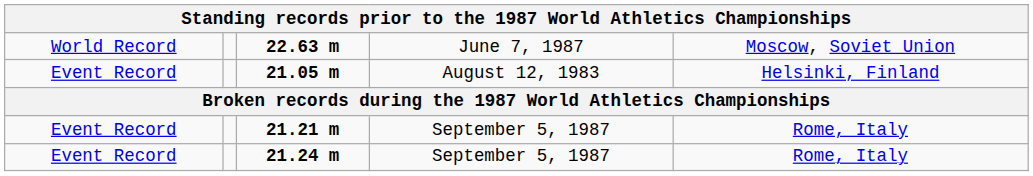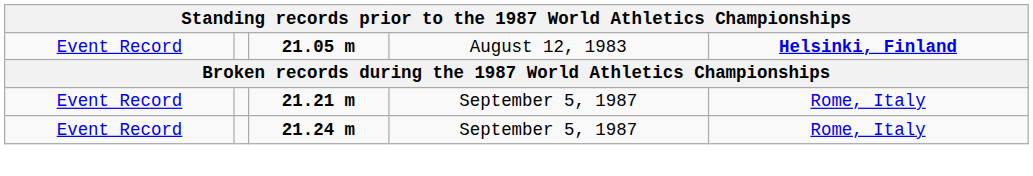- row: (303, 46)
(850, 74) normal -> (868, 46) bold
